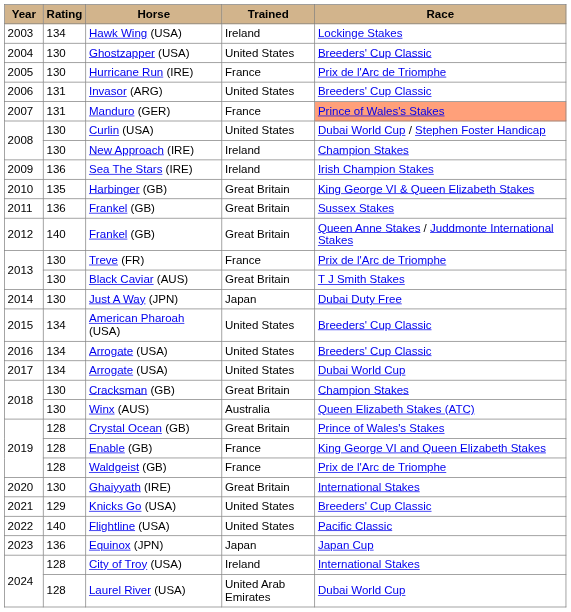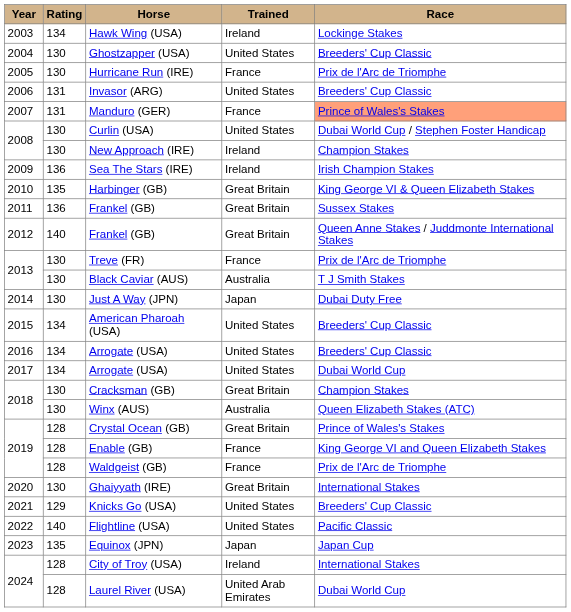(257, 279) Great Britain -> (247, 279) Australia
(56, 545) 136 -> (56, 545) 135
